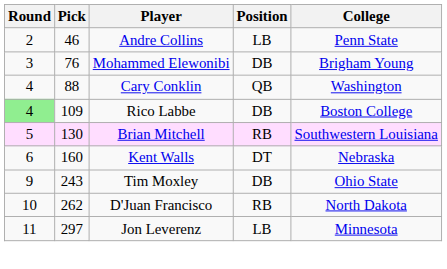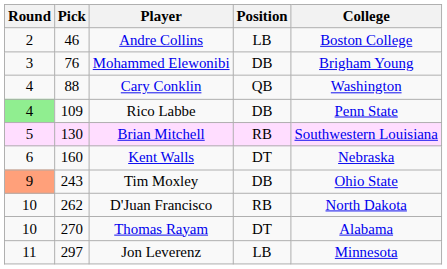(366, 39) Penn State -> (366, 39) Boston College
(366, 110) Boston College -> (366, 110) Penn State
(29, 181) no background -> (29, 181) lightsalmon background
+ row: (161, 228)
